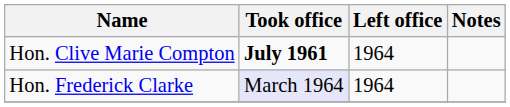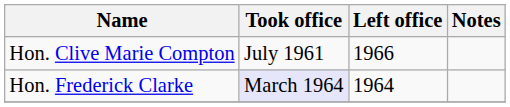(286, 53) bold -> (284, 53) normal
(374, 53) 1964 -> (374, 53) 1966
